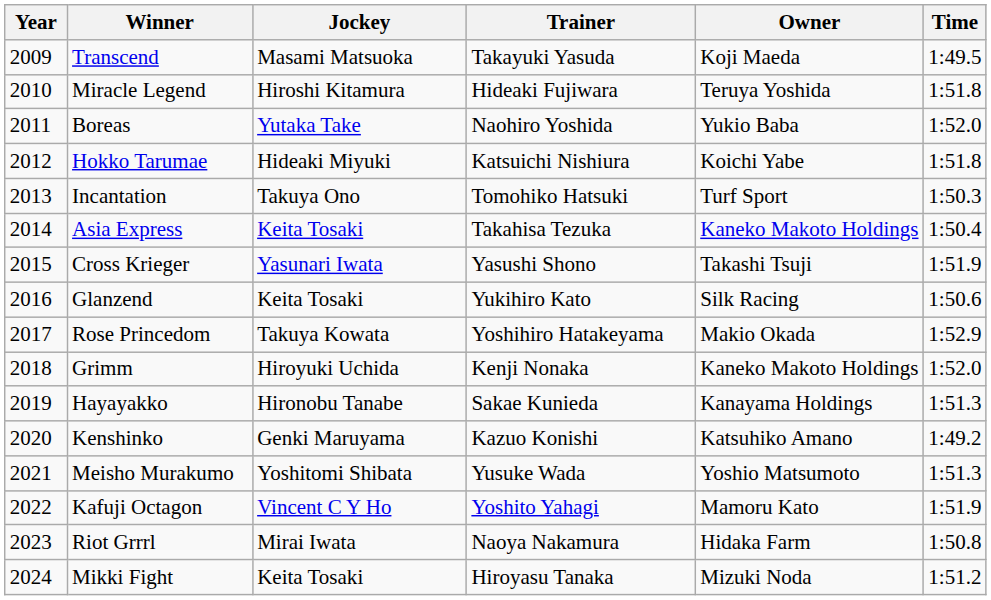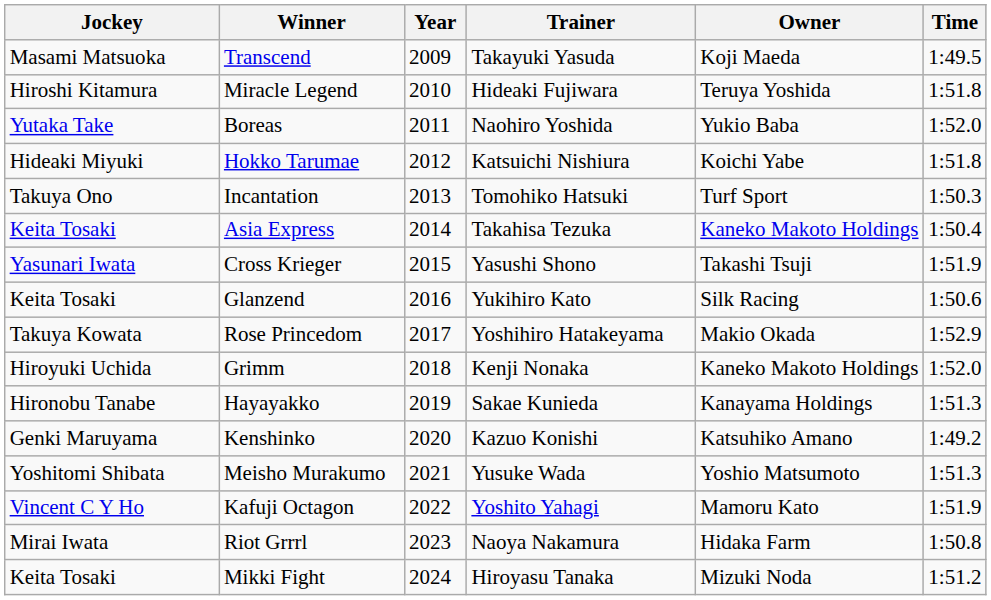columns swapped: (36, 22) <-> (359, 22)
